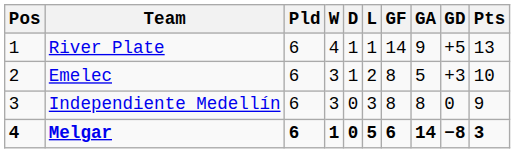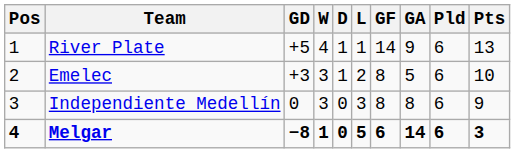columns swapped: (305, 19) <-> (455, 19)
